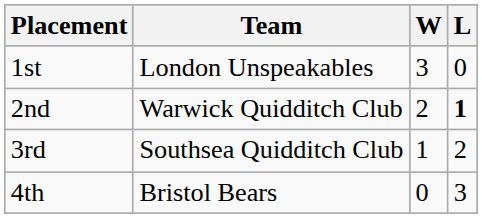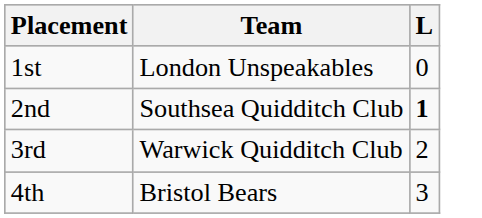- column: (429, 25)
(271, 108) Warwick Quidditch Club -> (271, 108) Southsea Quidditch Club
(271, 150) Southsea Quidditch Club -> (271, 150) Warwick Quidditch Club
